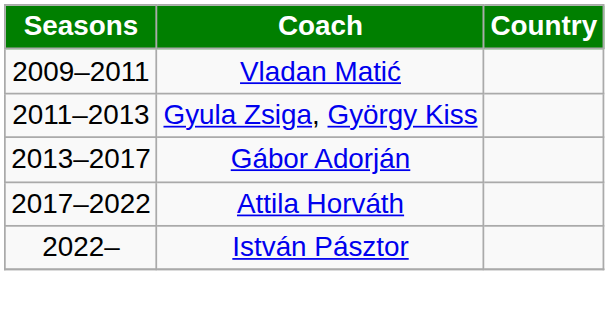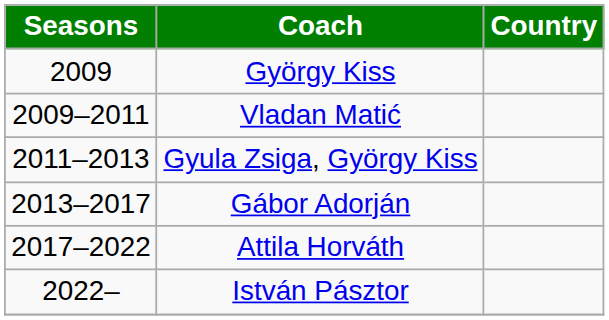+ row: (321, 70)
